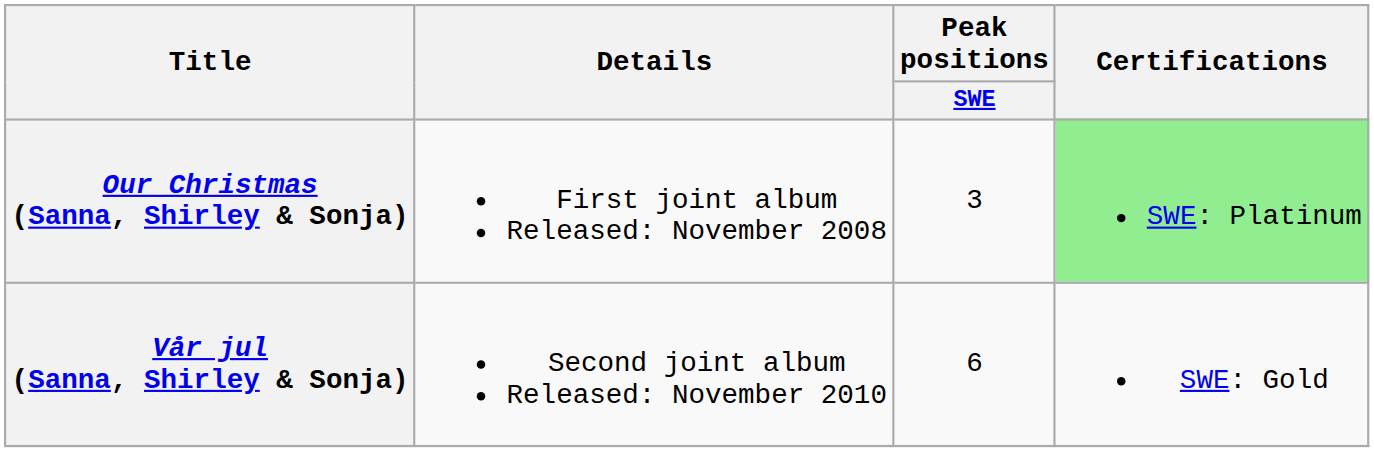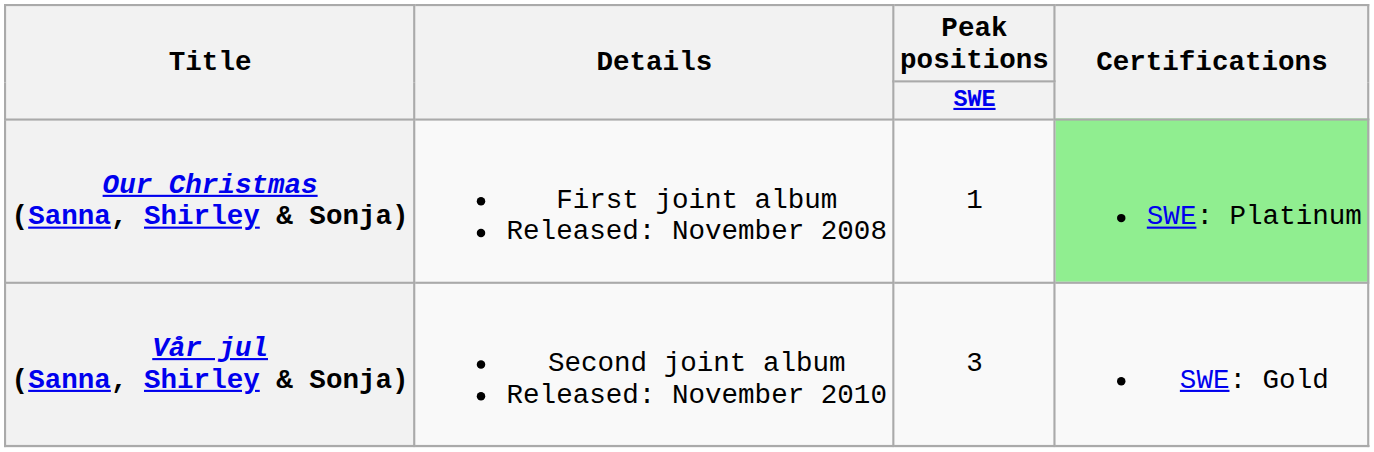(974, 200) 3 -> (974, 200) 1
(974, 364) 6 -> (974, 364) 3
